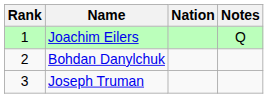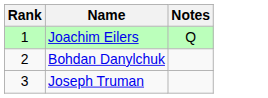- column: (193, 15)
